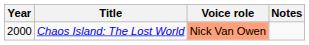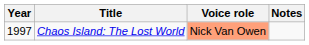(19, 31) 2000 -> (19, 31) 1997
